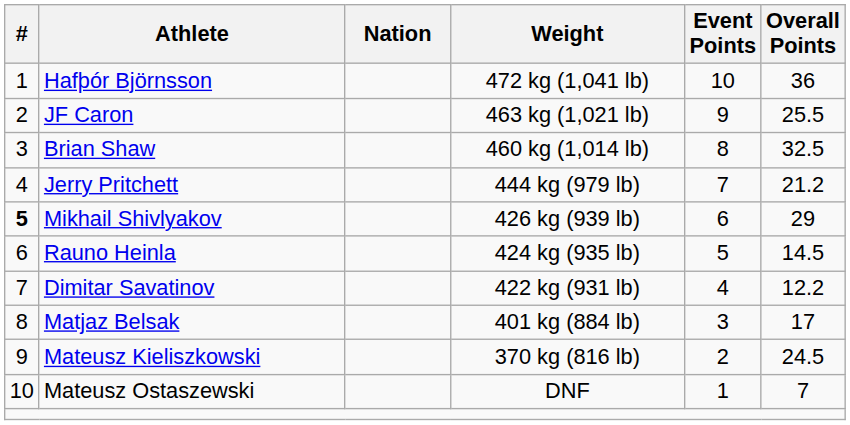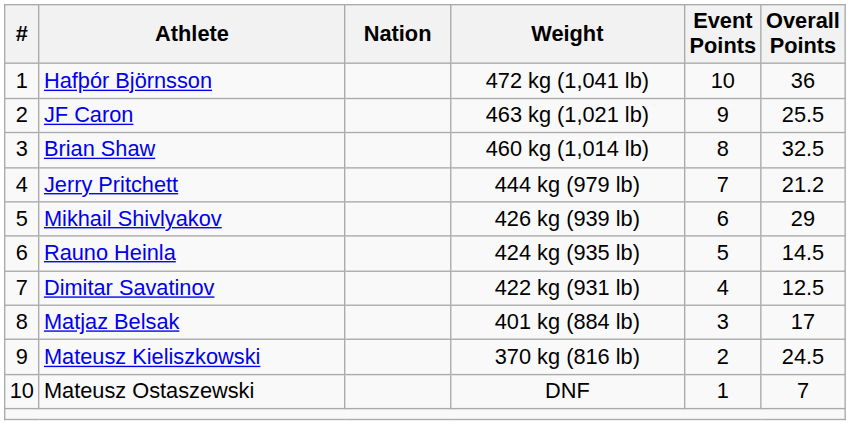(22, 218) bold -> (22, 218) normal
(803, 287) 12.2 -> (803, 287) 12.5
